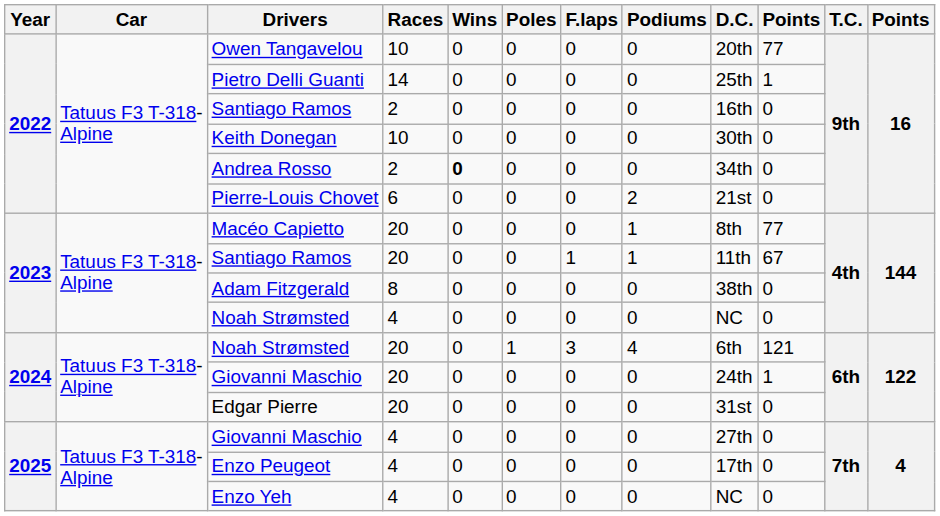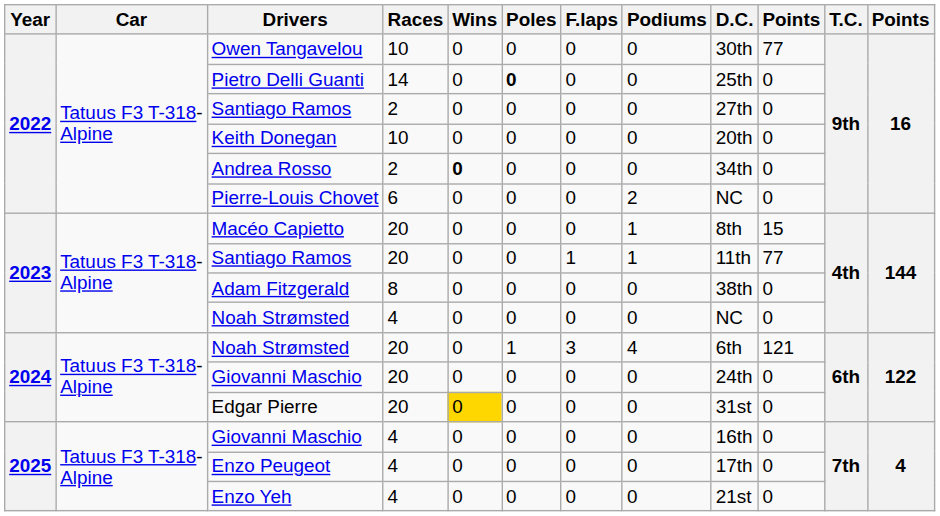(734, 49) 20th -> (734, 49) 30th
(511, 79) normal -> (511, 79) bold
(768, 79) 1 -> (768, 79) 0
(734, 109) 16th -> (734, 109) 27th
(734, 138) 30th -> (734, 138) 20th
(734, 198) 21st -> (729, 198) NC
(773, 228) 77 -> (773, 228) 15
(773, 258) 67 -> (773, 258) 77
(768, 377) 1 -> (768, 377) 0
(457, 407) no background -> (457, 407) gold background
(734, 436) 27th -> (734, 436) 16th
(729, 496) NC -> (734, 496) 21st
